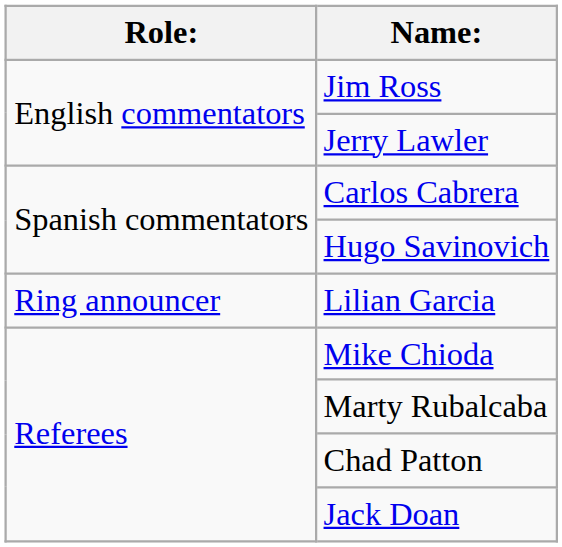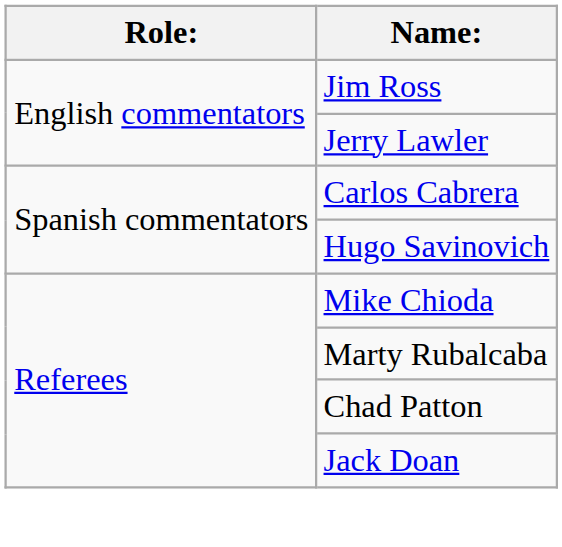- row: (409, 299)
